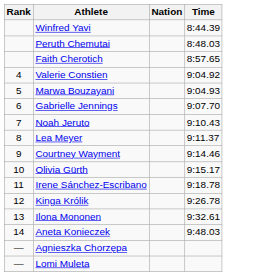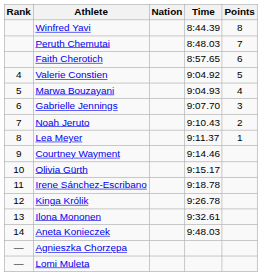+ column: (240, 12)
